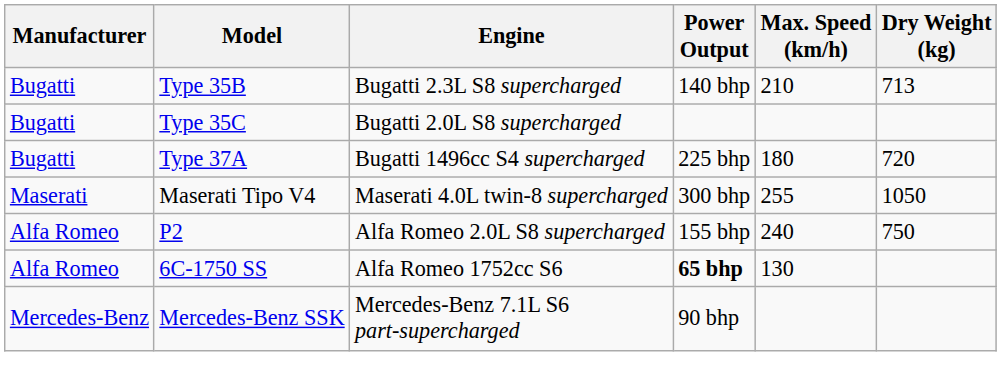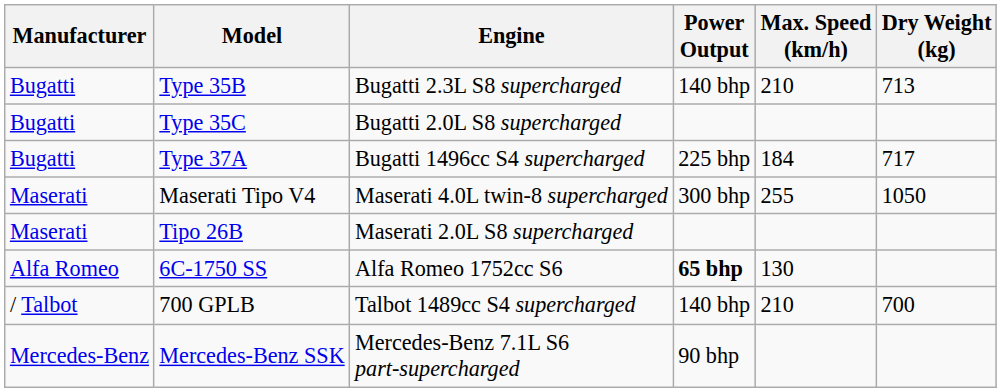(777, 159) 180 -> (777, 159) 184
(898, 159) 720 -> (898, 159) 717
+ row: (201, 232)
- row: (171, 232)
+ row: (207, 305)
